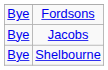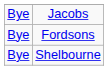rows swapped: (68, 14) <-> (68, 34)
